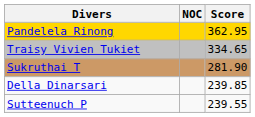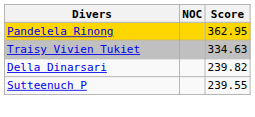(227, 49) 334.65 -> (227, 49) 334.63
- row: (44, 67)
(227, 85) 239.85 -> (227, 67) 239.82
